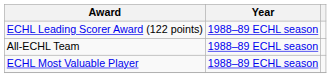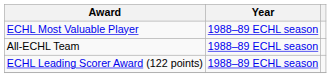rows swapped: (105, 30) <-> (73, 64)
